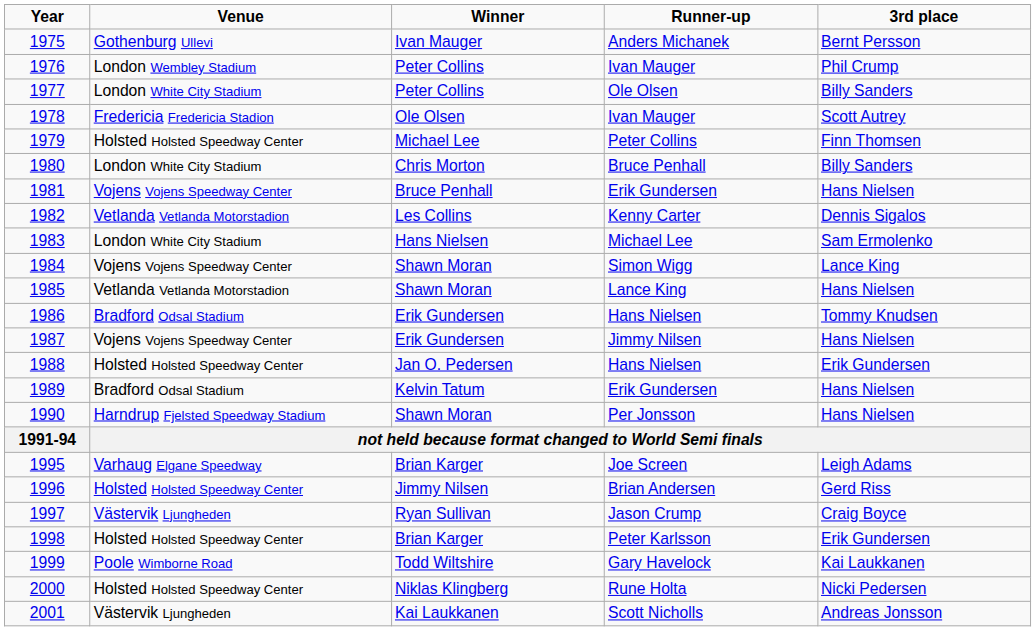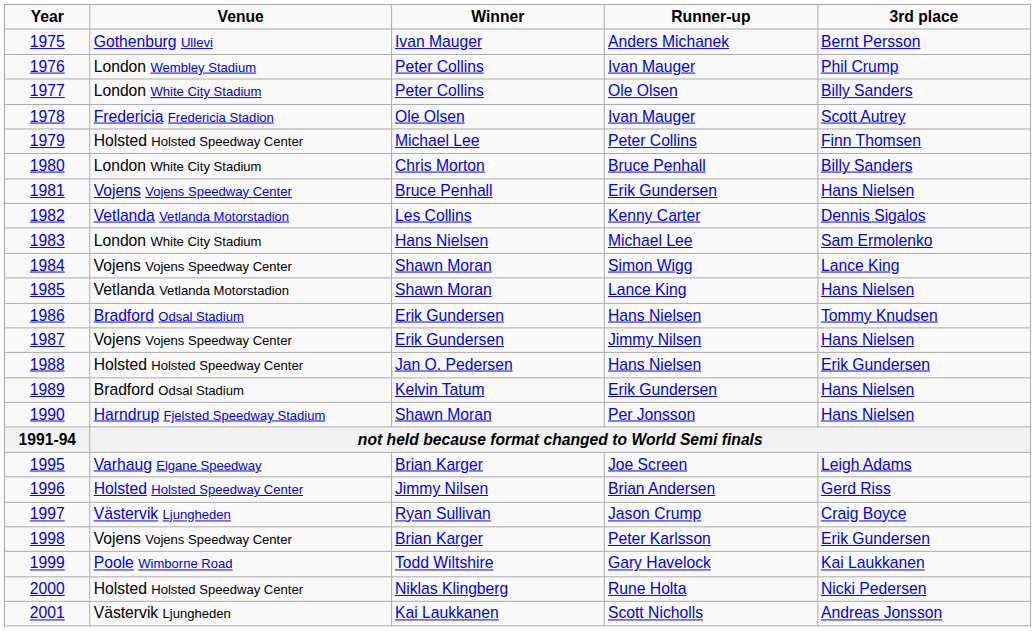(198, 539) Holsted Holsted Speedway Center -> (193, 539) Vojens Vojens Speedway Center
